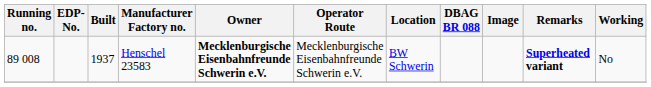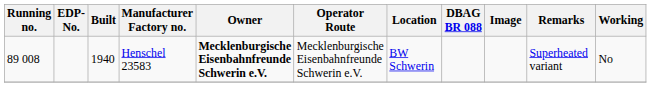(103, 59) 1937 -> (103, 59) 1940
(558, 59) bold -> (559, 59) normal
